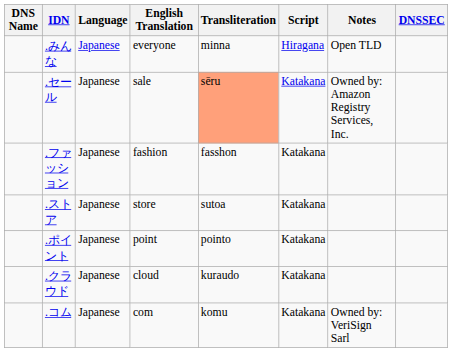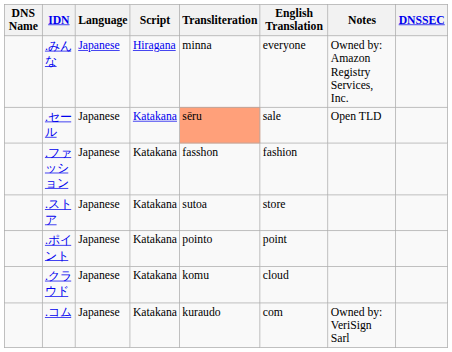columns swapped: (303, 20) <-> (164, 20)
(356, 45) Open TLD -> (357, 71) Owned by: Amazon Registry Services, Inc.
(357, 107) Owned by: Amazon Registry Services, Inc. -> (356, 116) Open TLD
(220, 276) kuraudo -> (196, 276) komu
(214, 312) komu -> (202, 312) kuraudo
